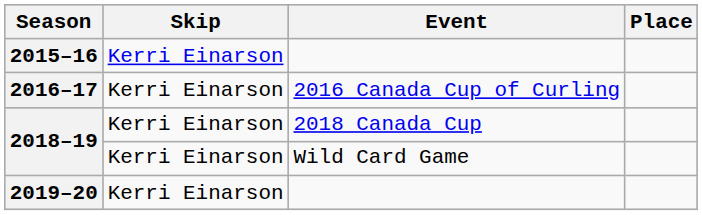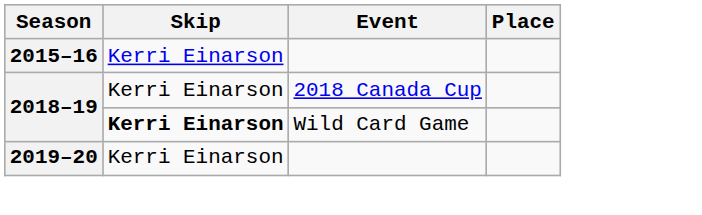- row: (54, 90)
(196, 158) normal -> (196, 124) bold
